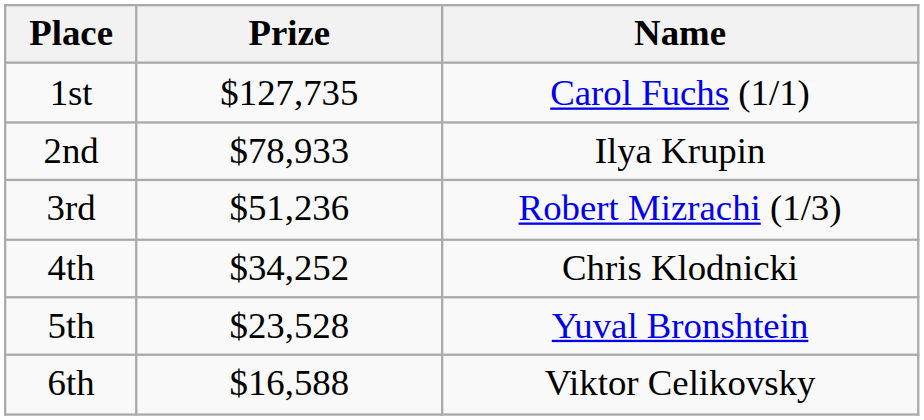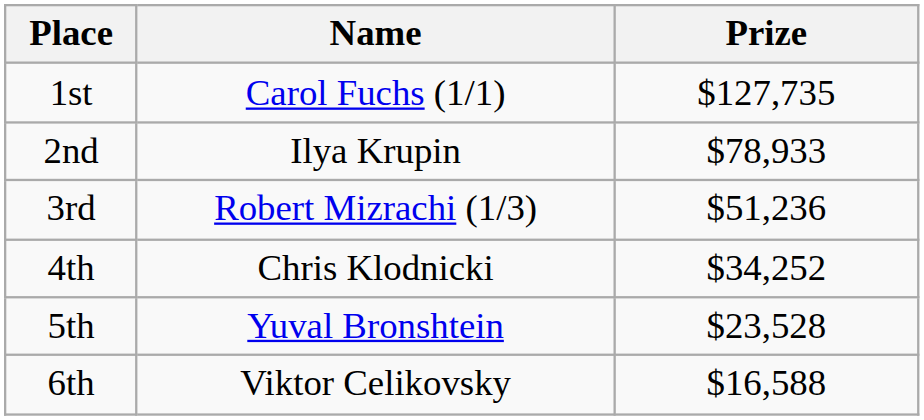columns swapped: (680, 33) <-> (289, 33)
